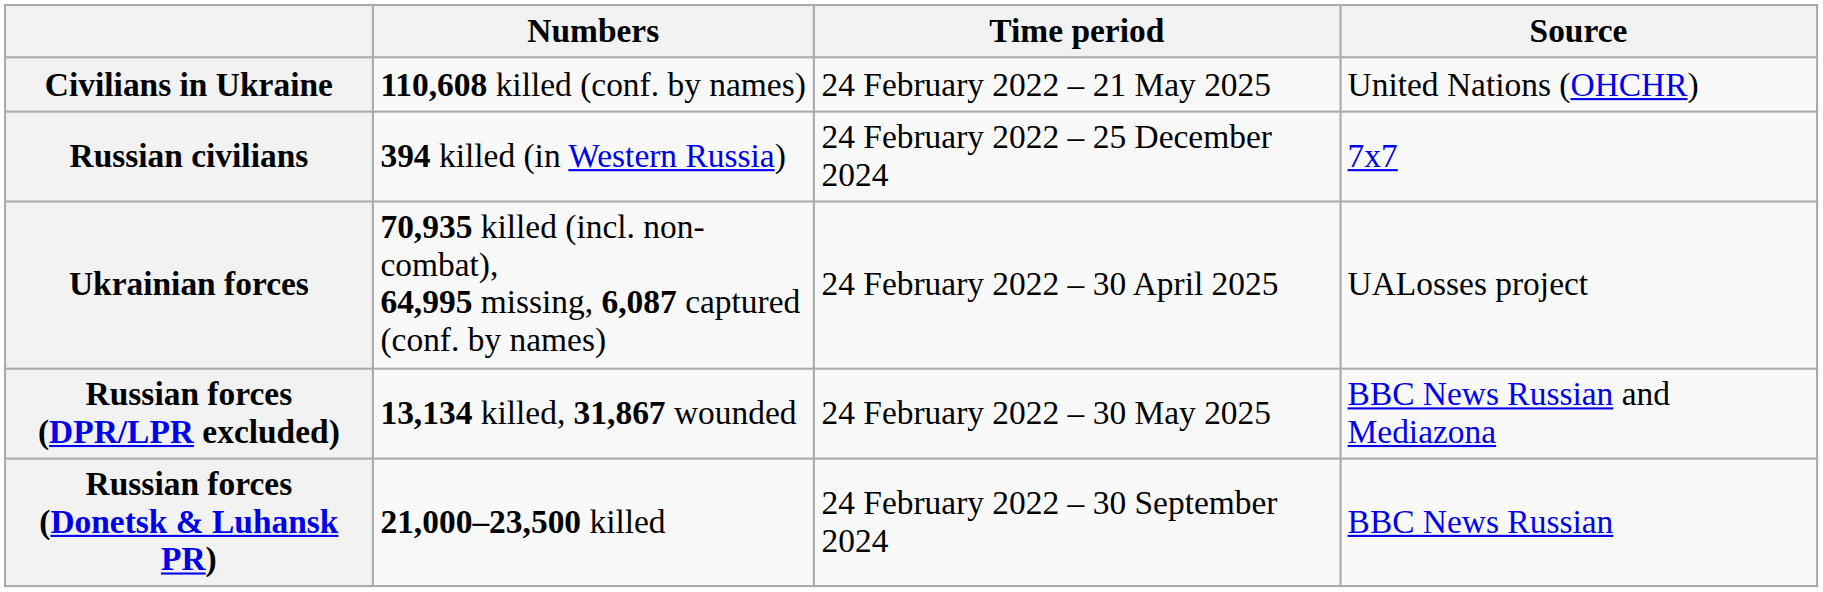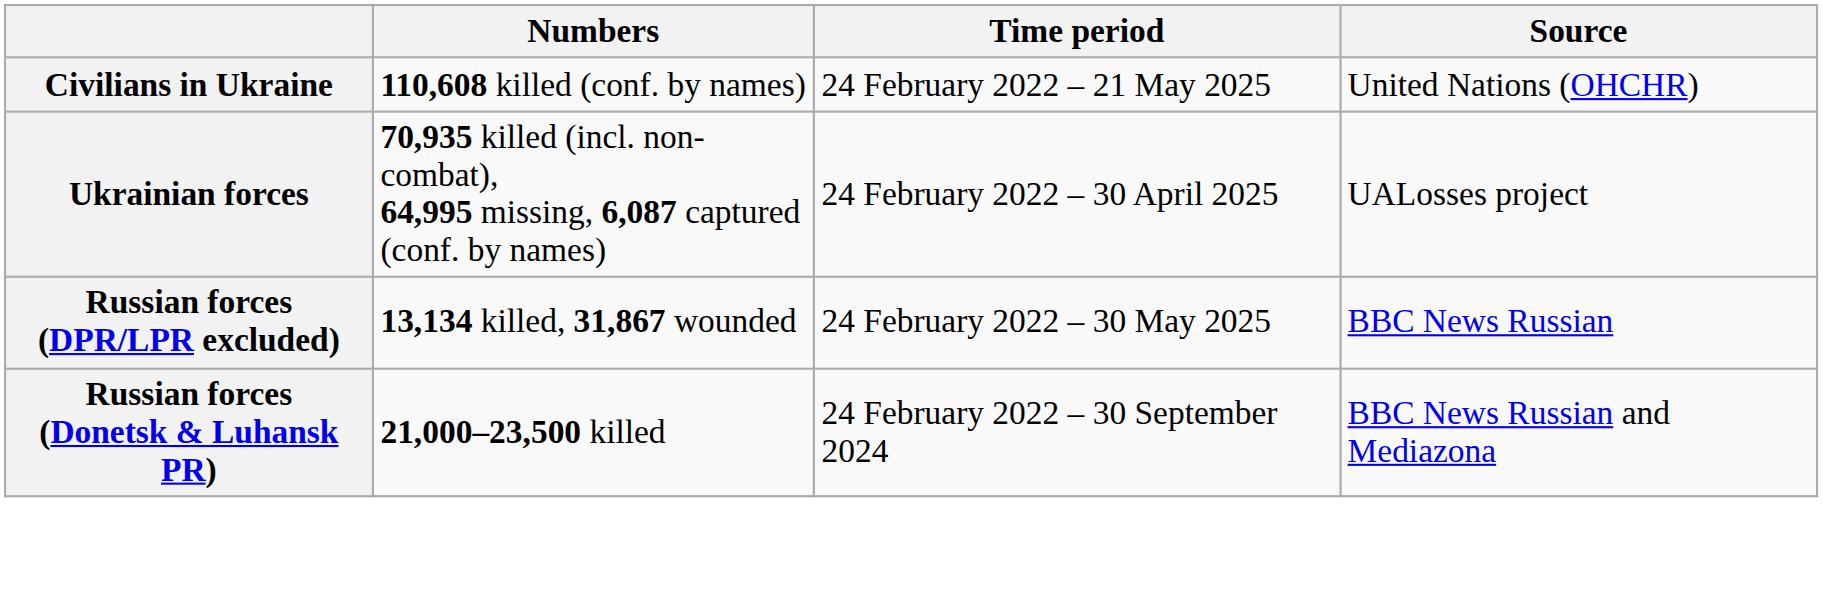- row: (189, 155)
(1509, 412) BBC News Russian and Mediazona -> (1480, 321) BBC News Russian
(1480, 521) BBC News Russian -> (1509, 431) BBC News Russian and Mediazona
